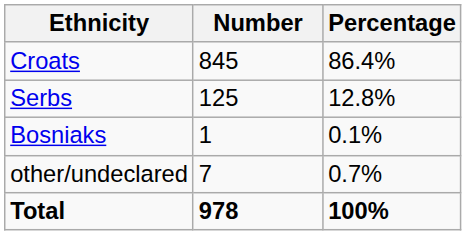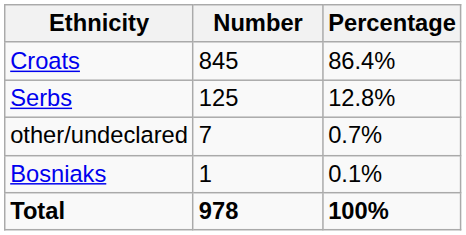rows swapped: (58, 135) <-> (99, 173)
